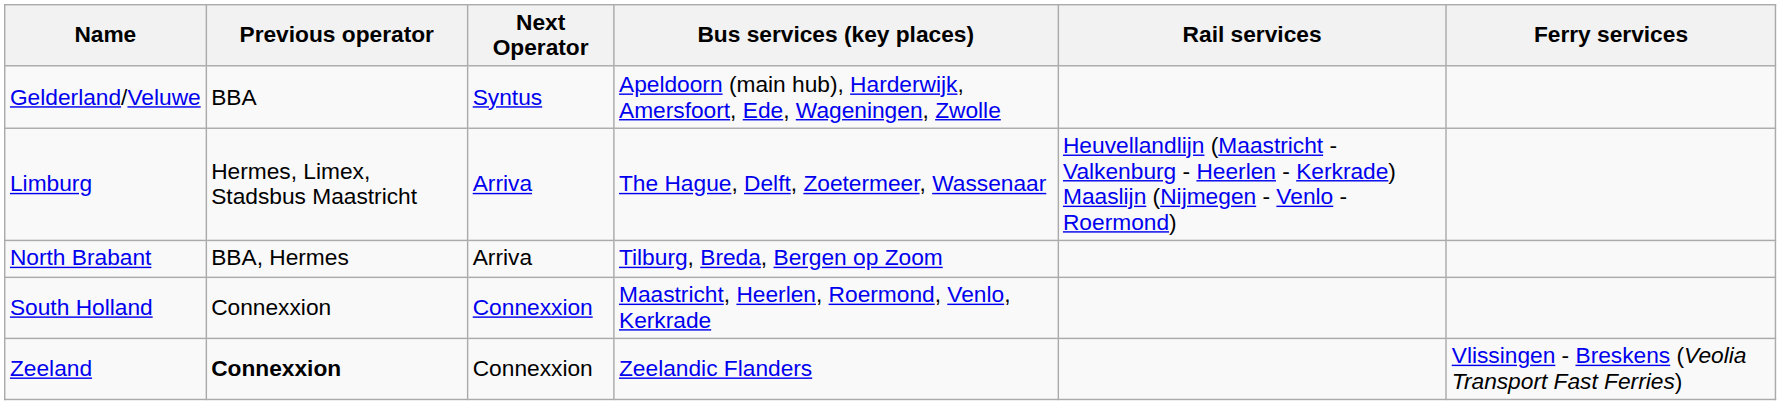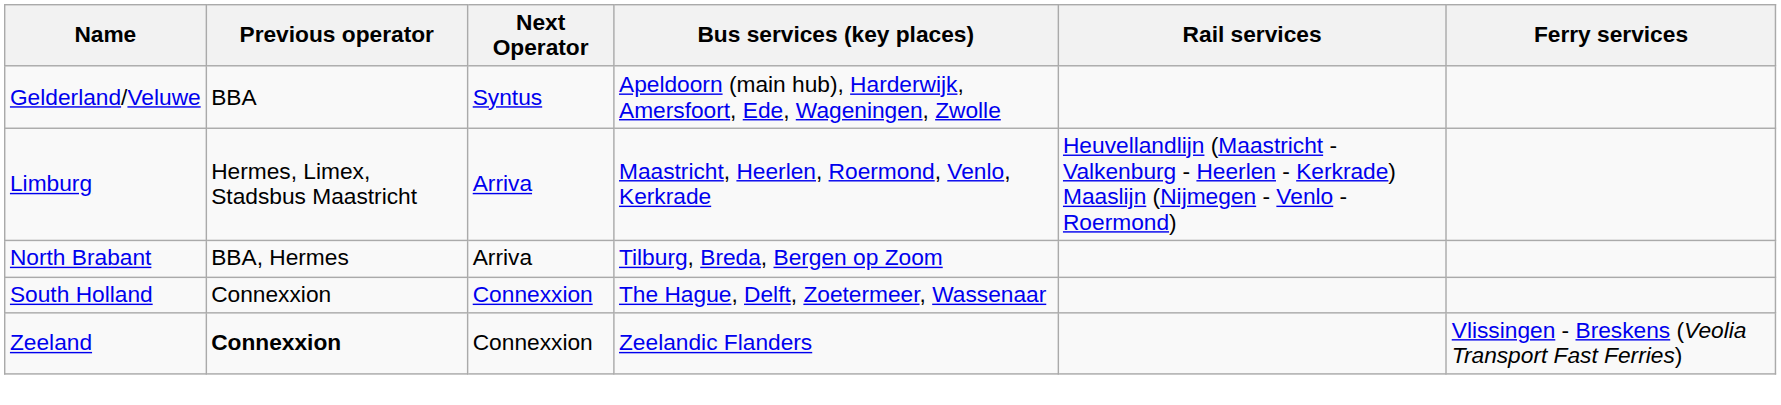(833, 184) The Hague, Delft, Zoetermeer, Wassenaar -> (815, 184) Maastricht, Heerlen, Roermond, Venlo, Kerkrade
(815, 307) Maastricht, Heerlen, Roermond, Venlo, Kerkrade -> (833, 294) The Hague, Delft, Zoetermeer, Wassenaar
